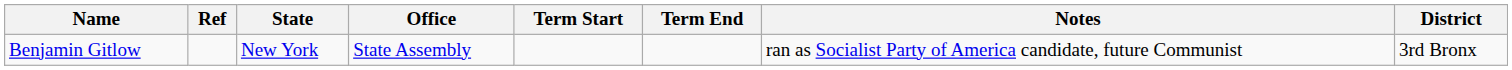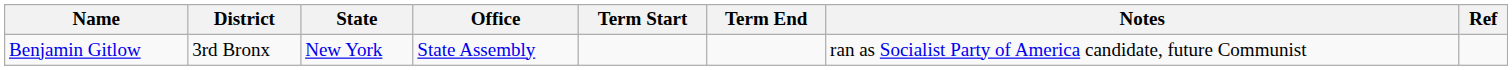columns swapped: (1451, 19) <-> (212, 19)
